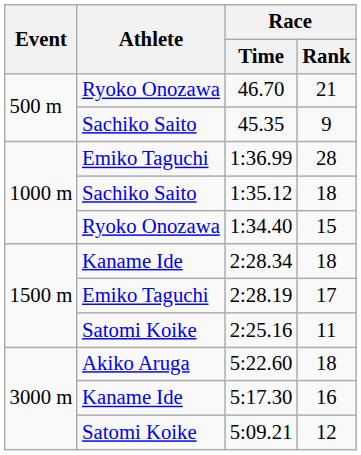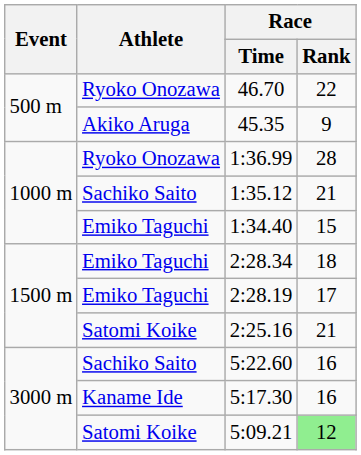(326, 90) 21 -> (326, 90) 22
(139, 124) Sachiko Saito -> (136, 124) Akiko Aruga
(145, 158) Emiko Taguchi -> (151, 158) Ryoko Onozawa
(326, 192) 18 -> (326, 192) 21
(151, 227) Ryoko Onozawa -> (145, 227) Emiko Taguchi
(132, 261) Kaname Ide -> (145, 261) Emiko Taguchi
(326, 329) 11 -> (326, 329) 21
(136, 363) Akiko Aruga -> (139, 363) Sachiko Saito
(326, 363) 18 -> (326, 363) 16
(326, 432) no background -> (326, 432) lightgreen background
